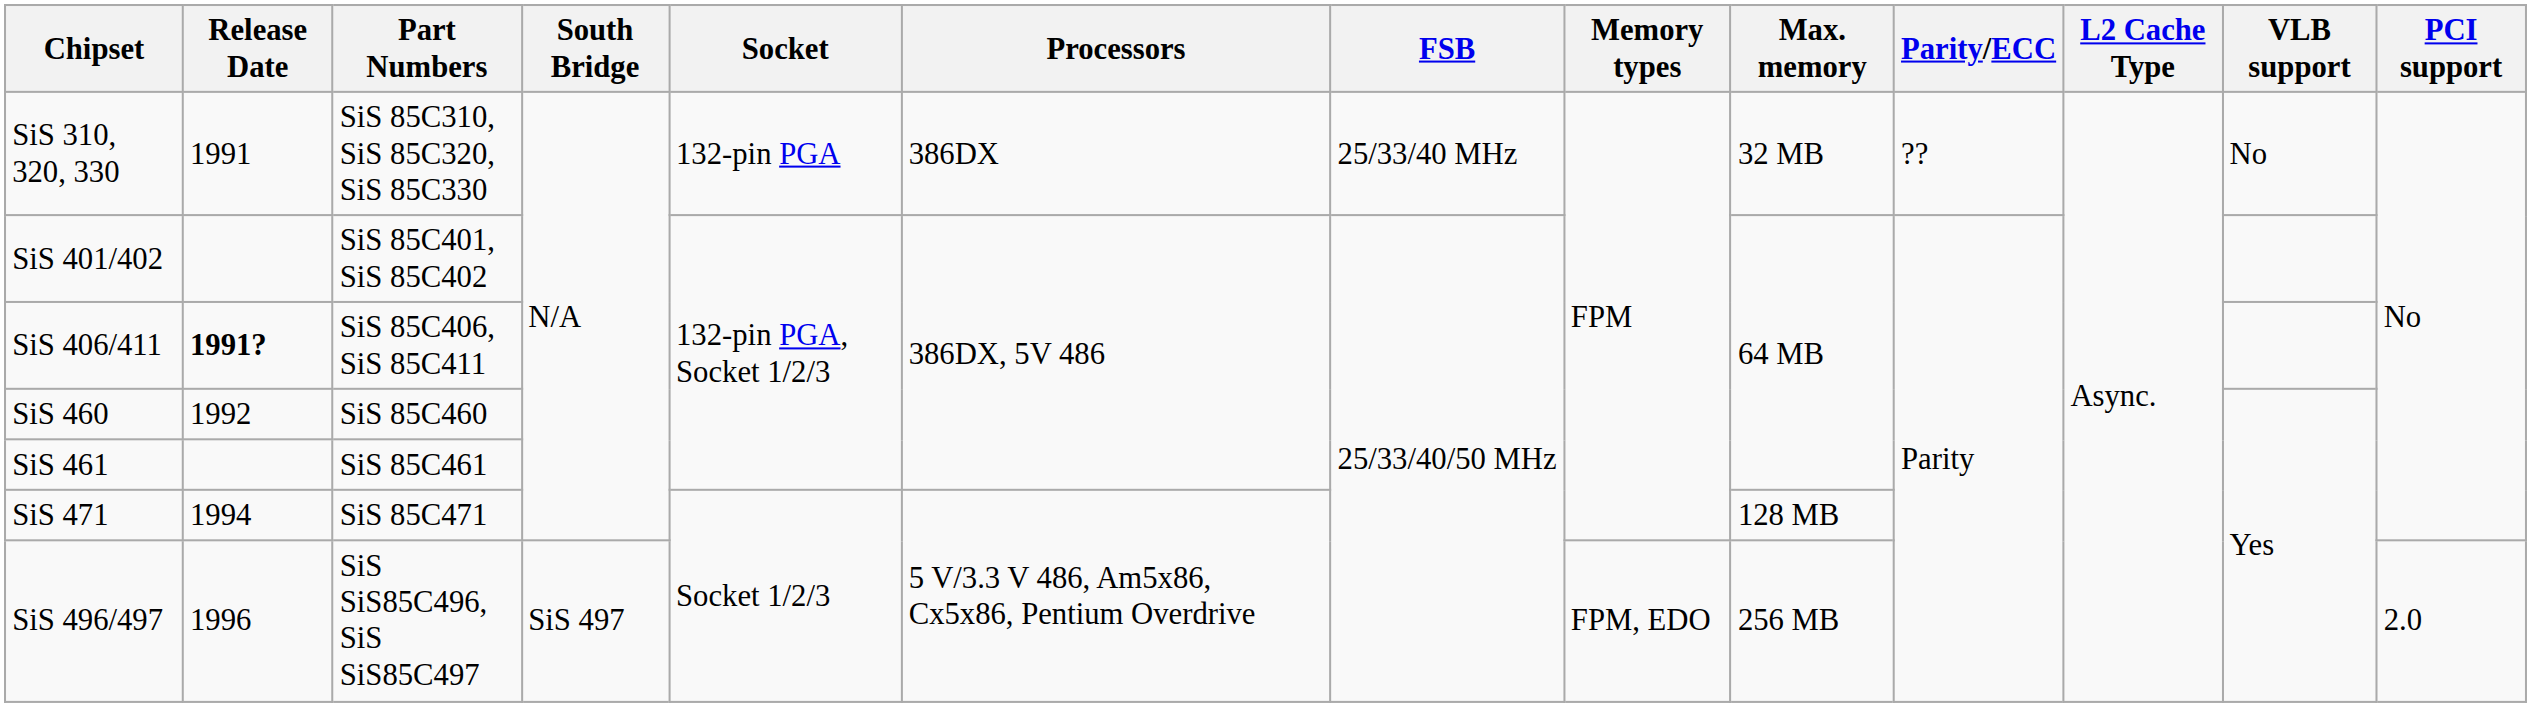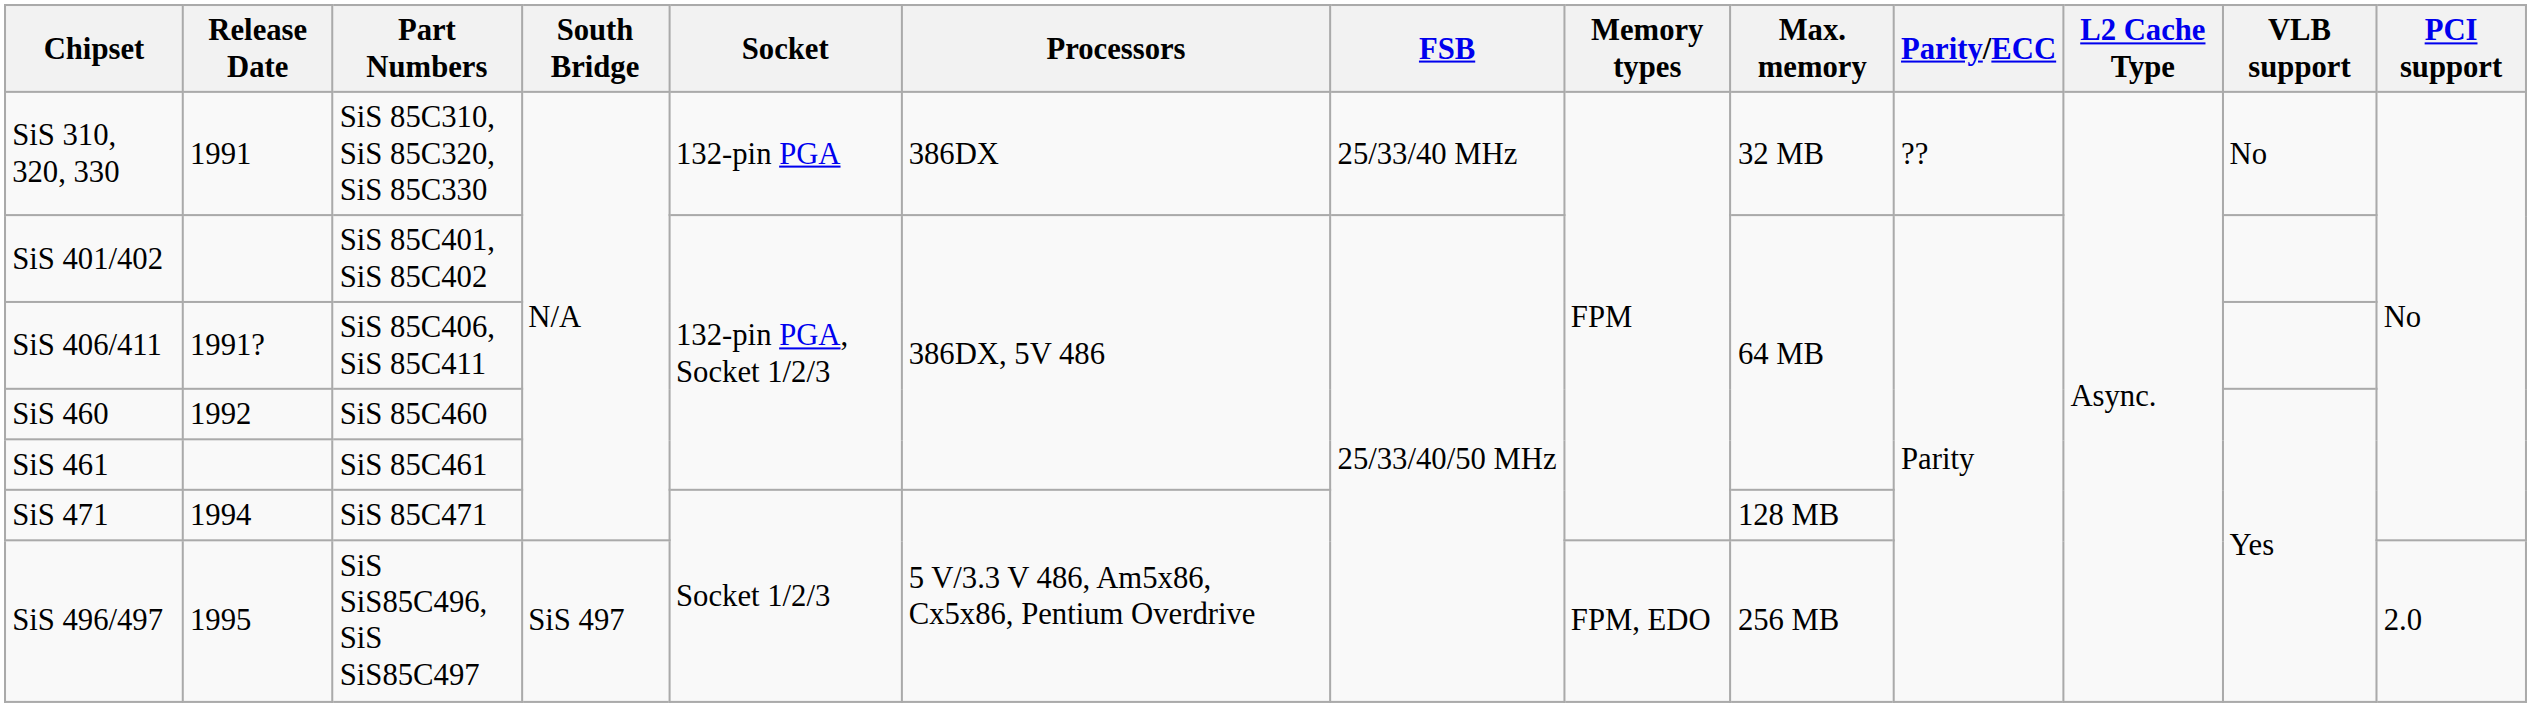(228, 345) bold -> (227, 345) normal
(221, 620) 1996 -> (221, 620) 1995
